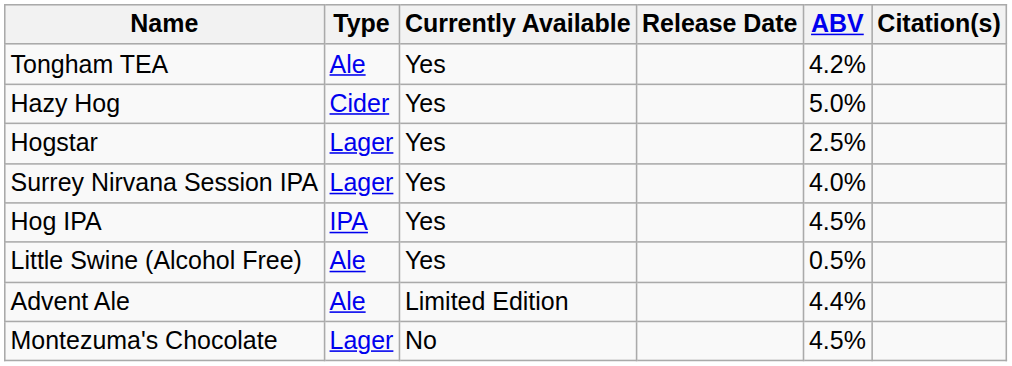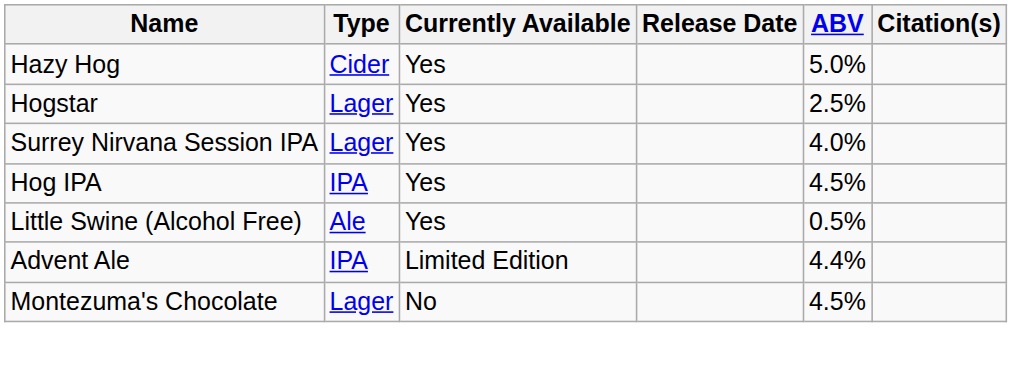- row: (89, 63)
(348, 301) Ale -> (349, 261) IPA
